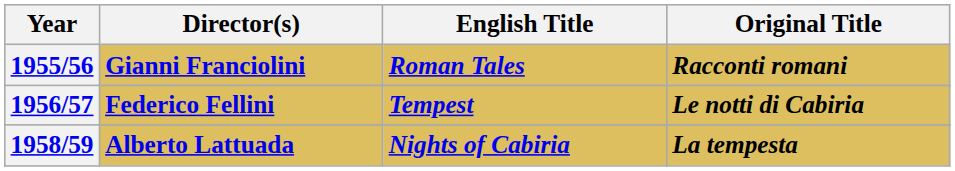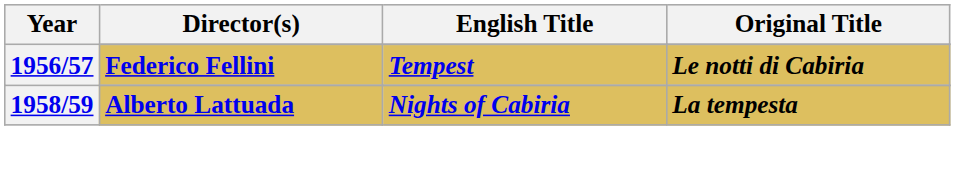- row: (52, 64)
